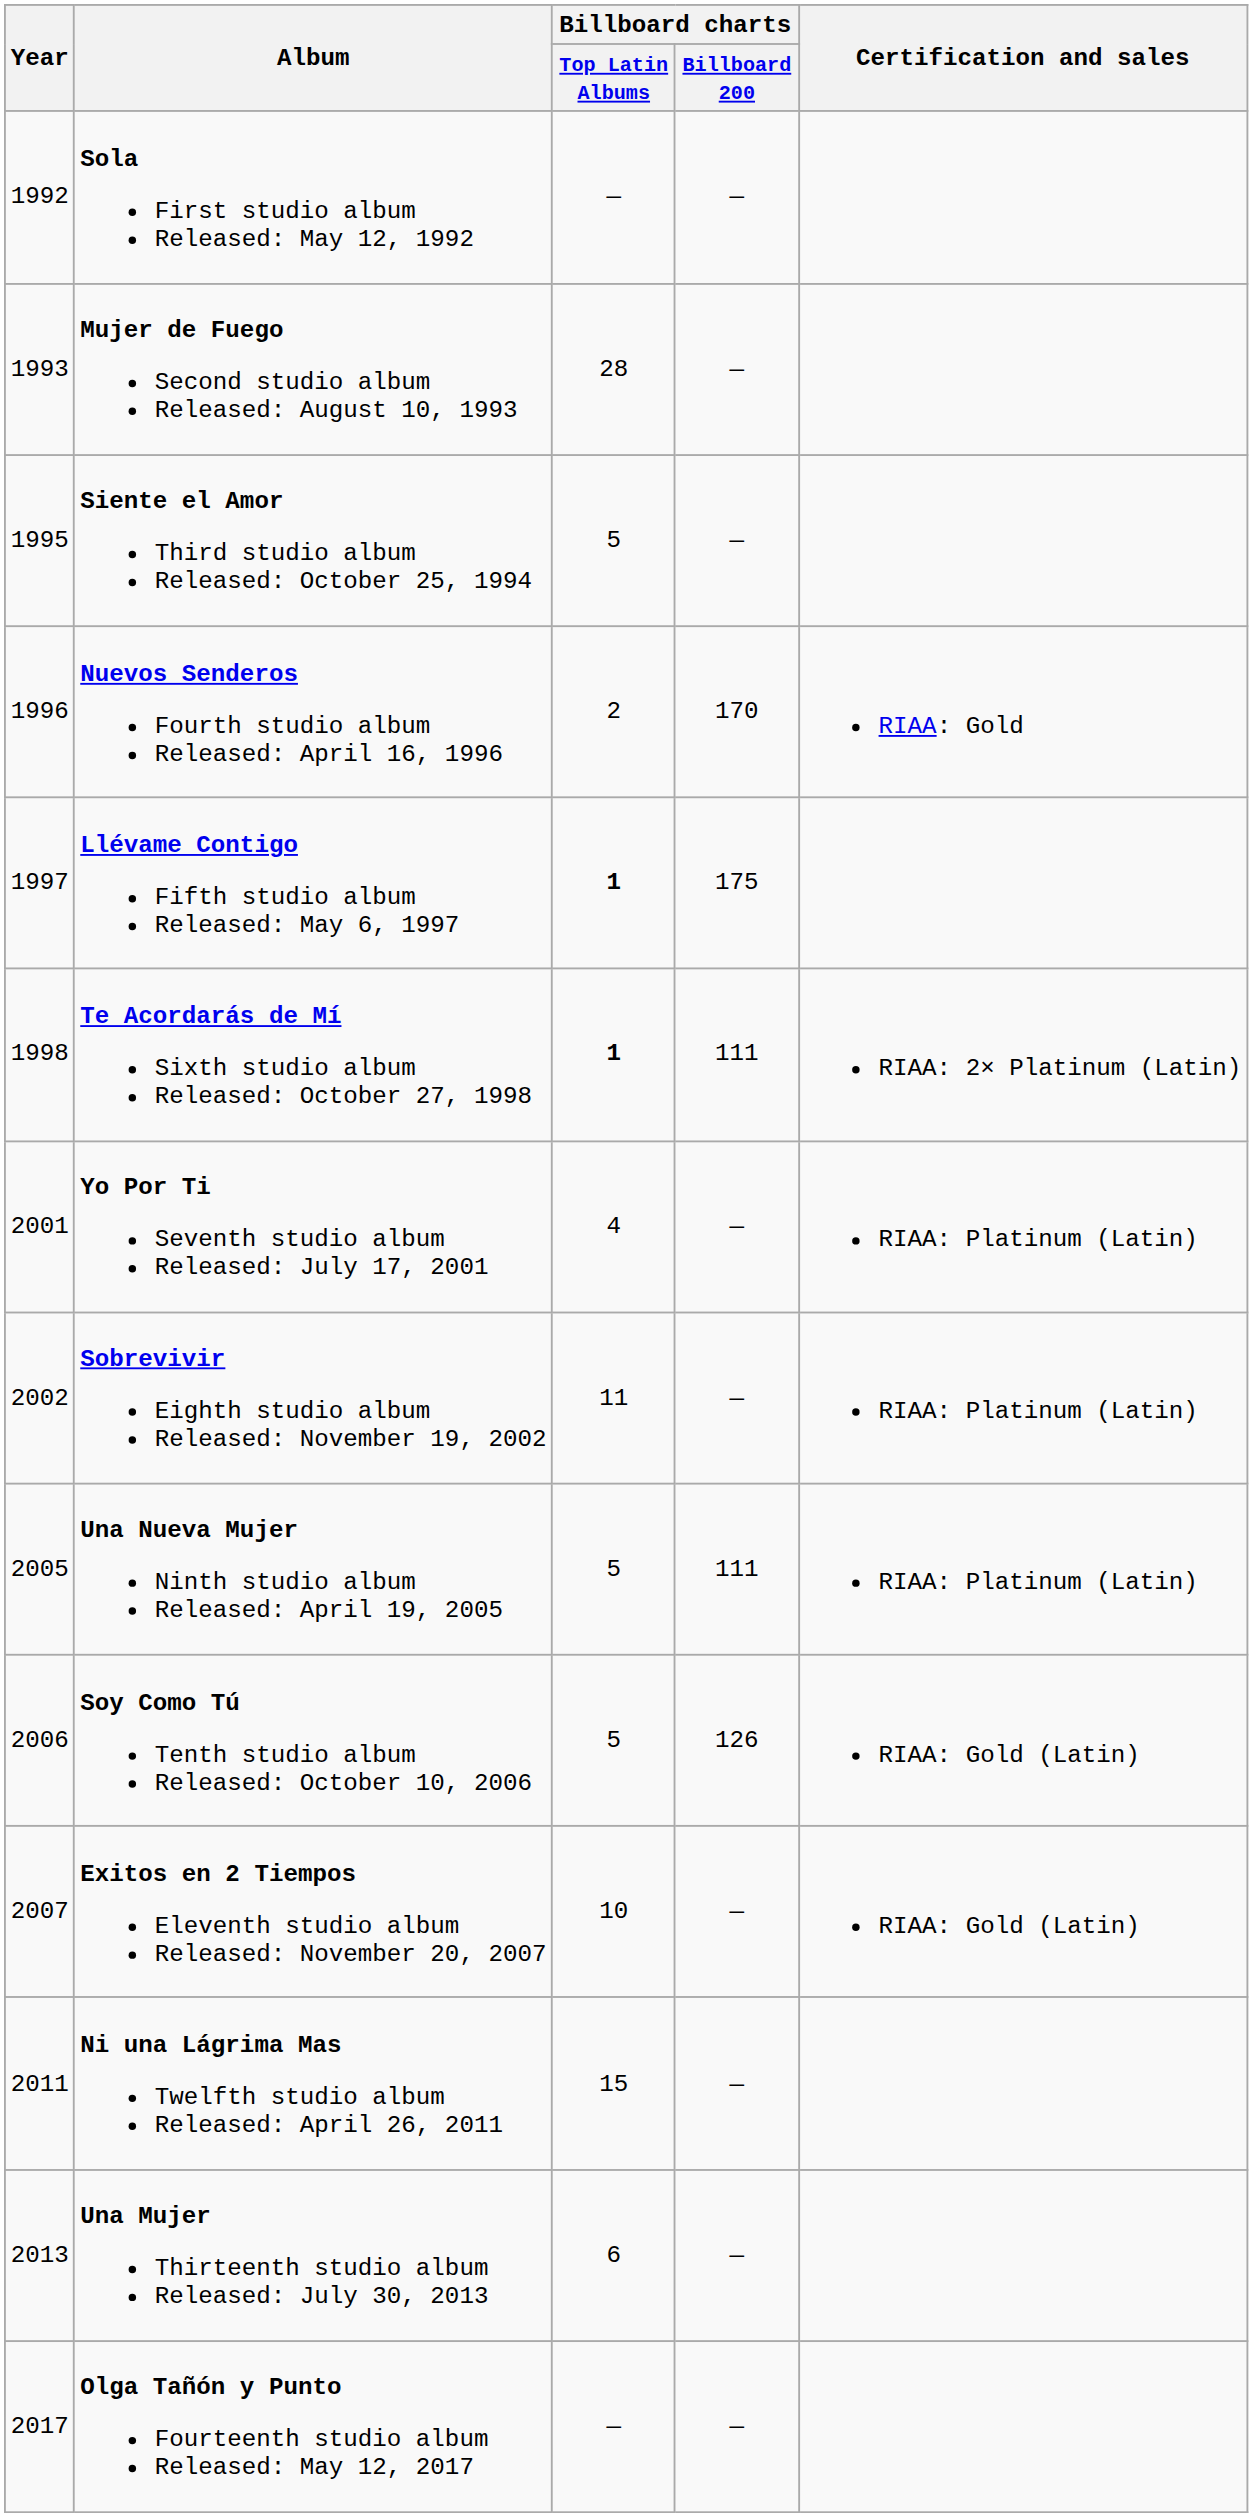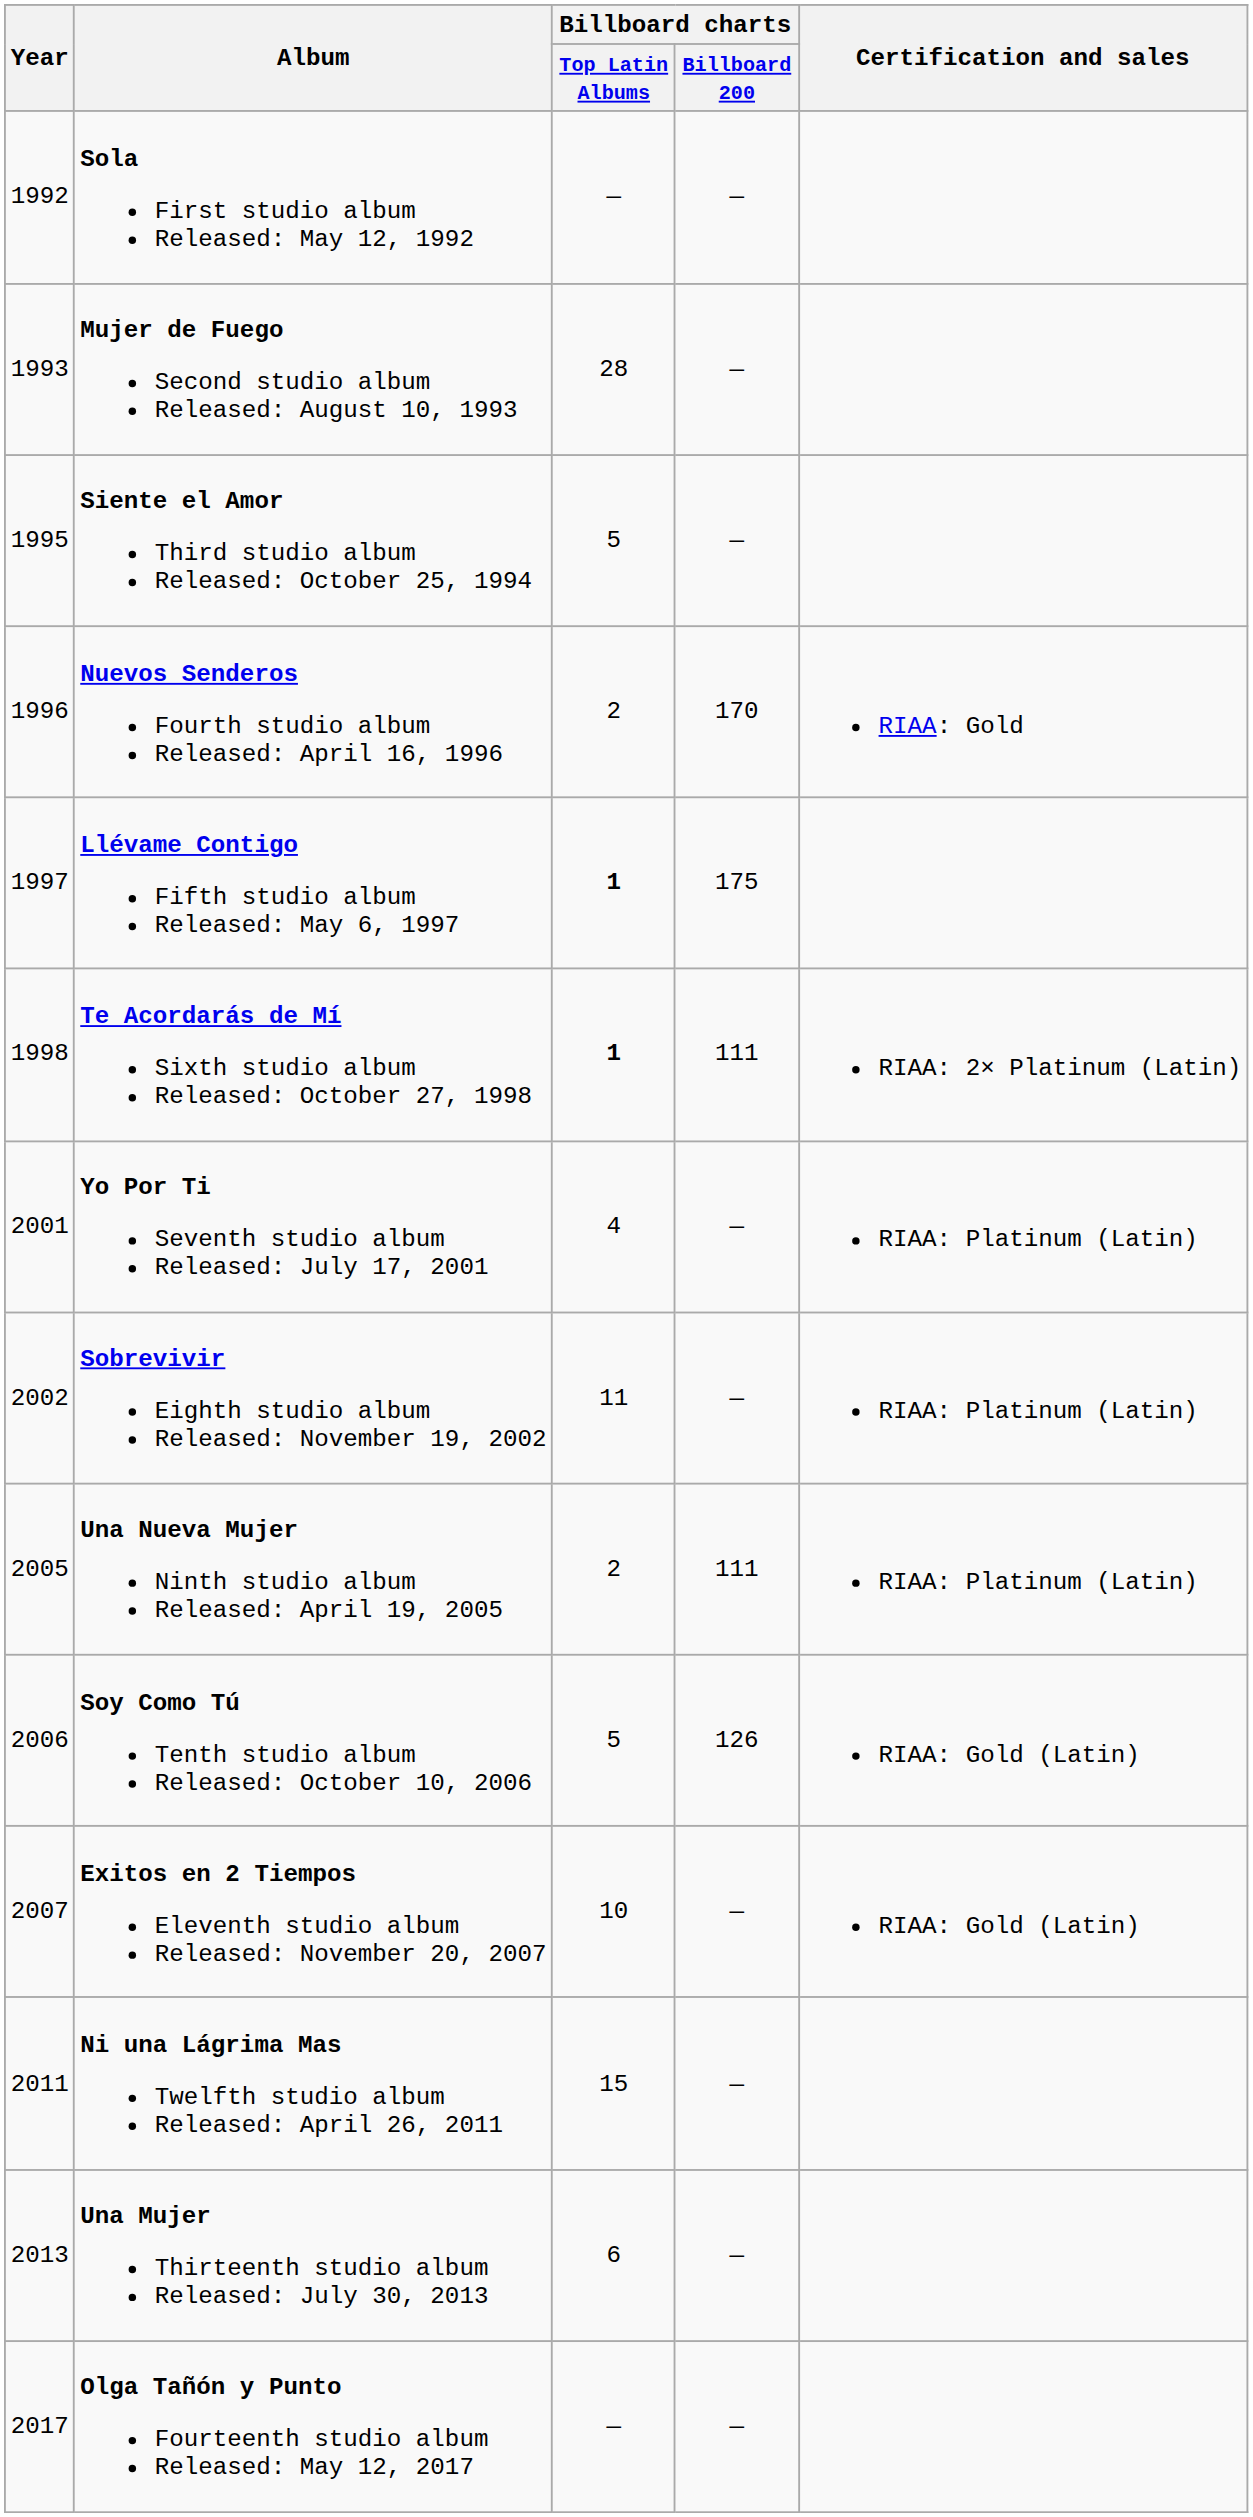(614, 1569) 5 -> (614, 1569) 2
